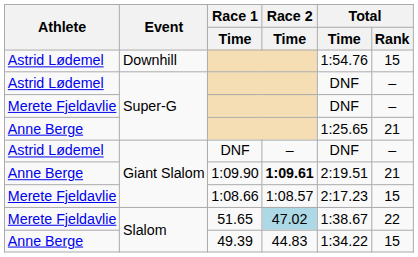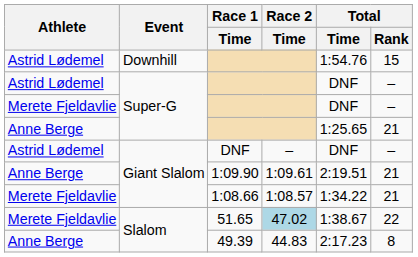(290, 174) bold -> (289, 174) normal
(344, 196) 2:17.23 -> (343, 196) 1:34.22
(392, 196) 15 -> (391, 196) 21
(344, 241) 1:34.22 -> (343, 241) 2:17.23
(392, 241) 15 -> (391, 241) 8
